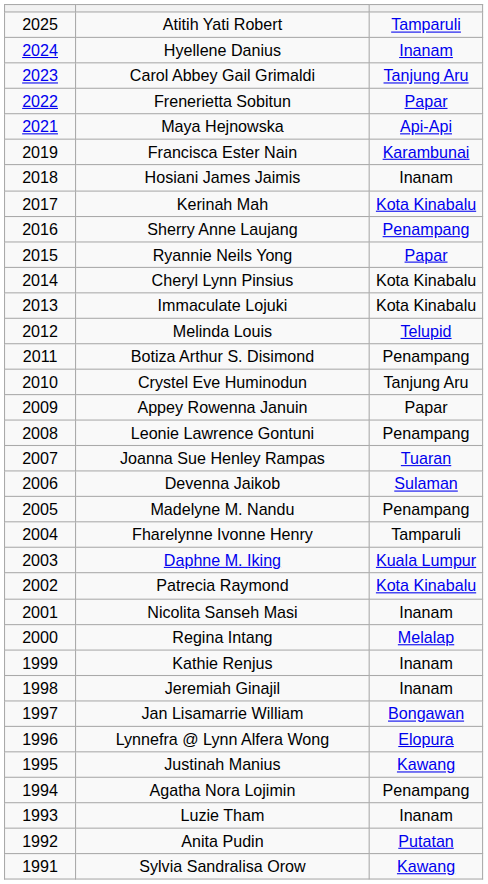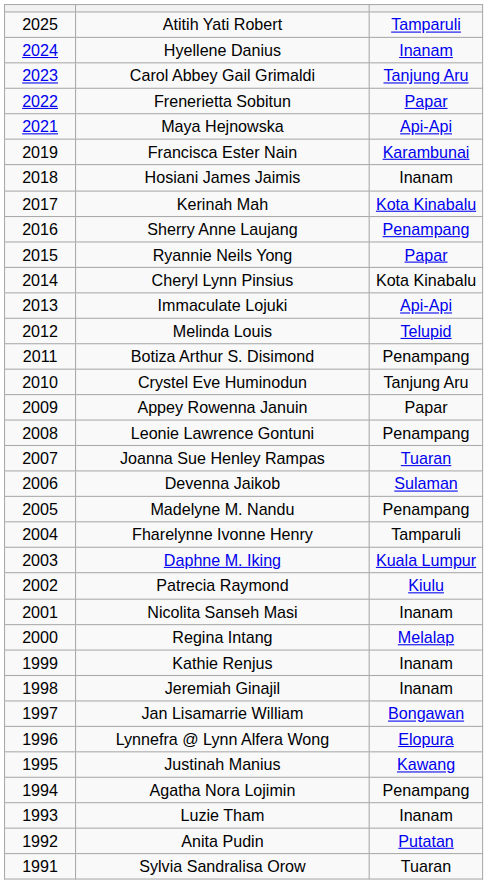(426, 306) Kota Kinabalu -> (426, 306) Api-Api
(426, 586) Kota Kinabalu -> (426, 586) Kiulu
(426, 867) Kawang -> (426, 867) Tuaran
